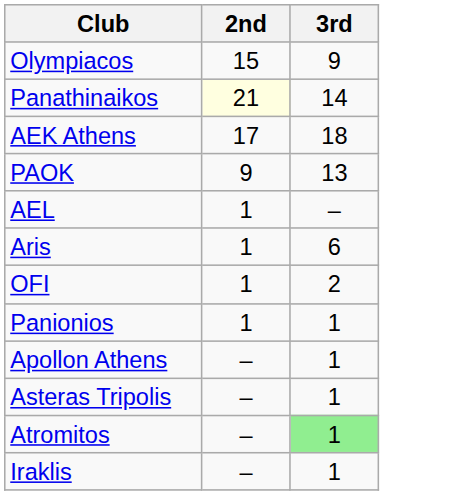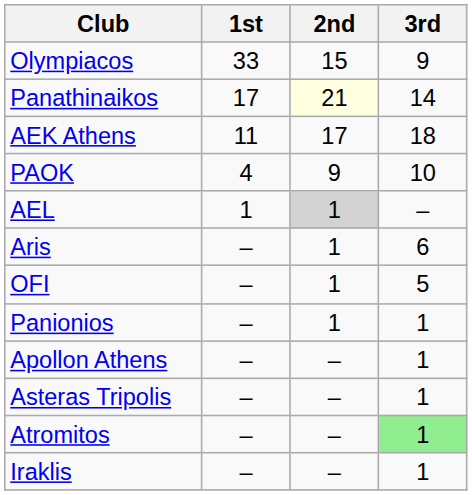+ column: (246, 24)
(334, 173) 13 -> (423, 173) 10
(246, 210) no background -> (334, 210) lightgrey background
(334, 285) 2 -> (423, 285) 5
